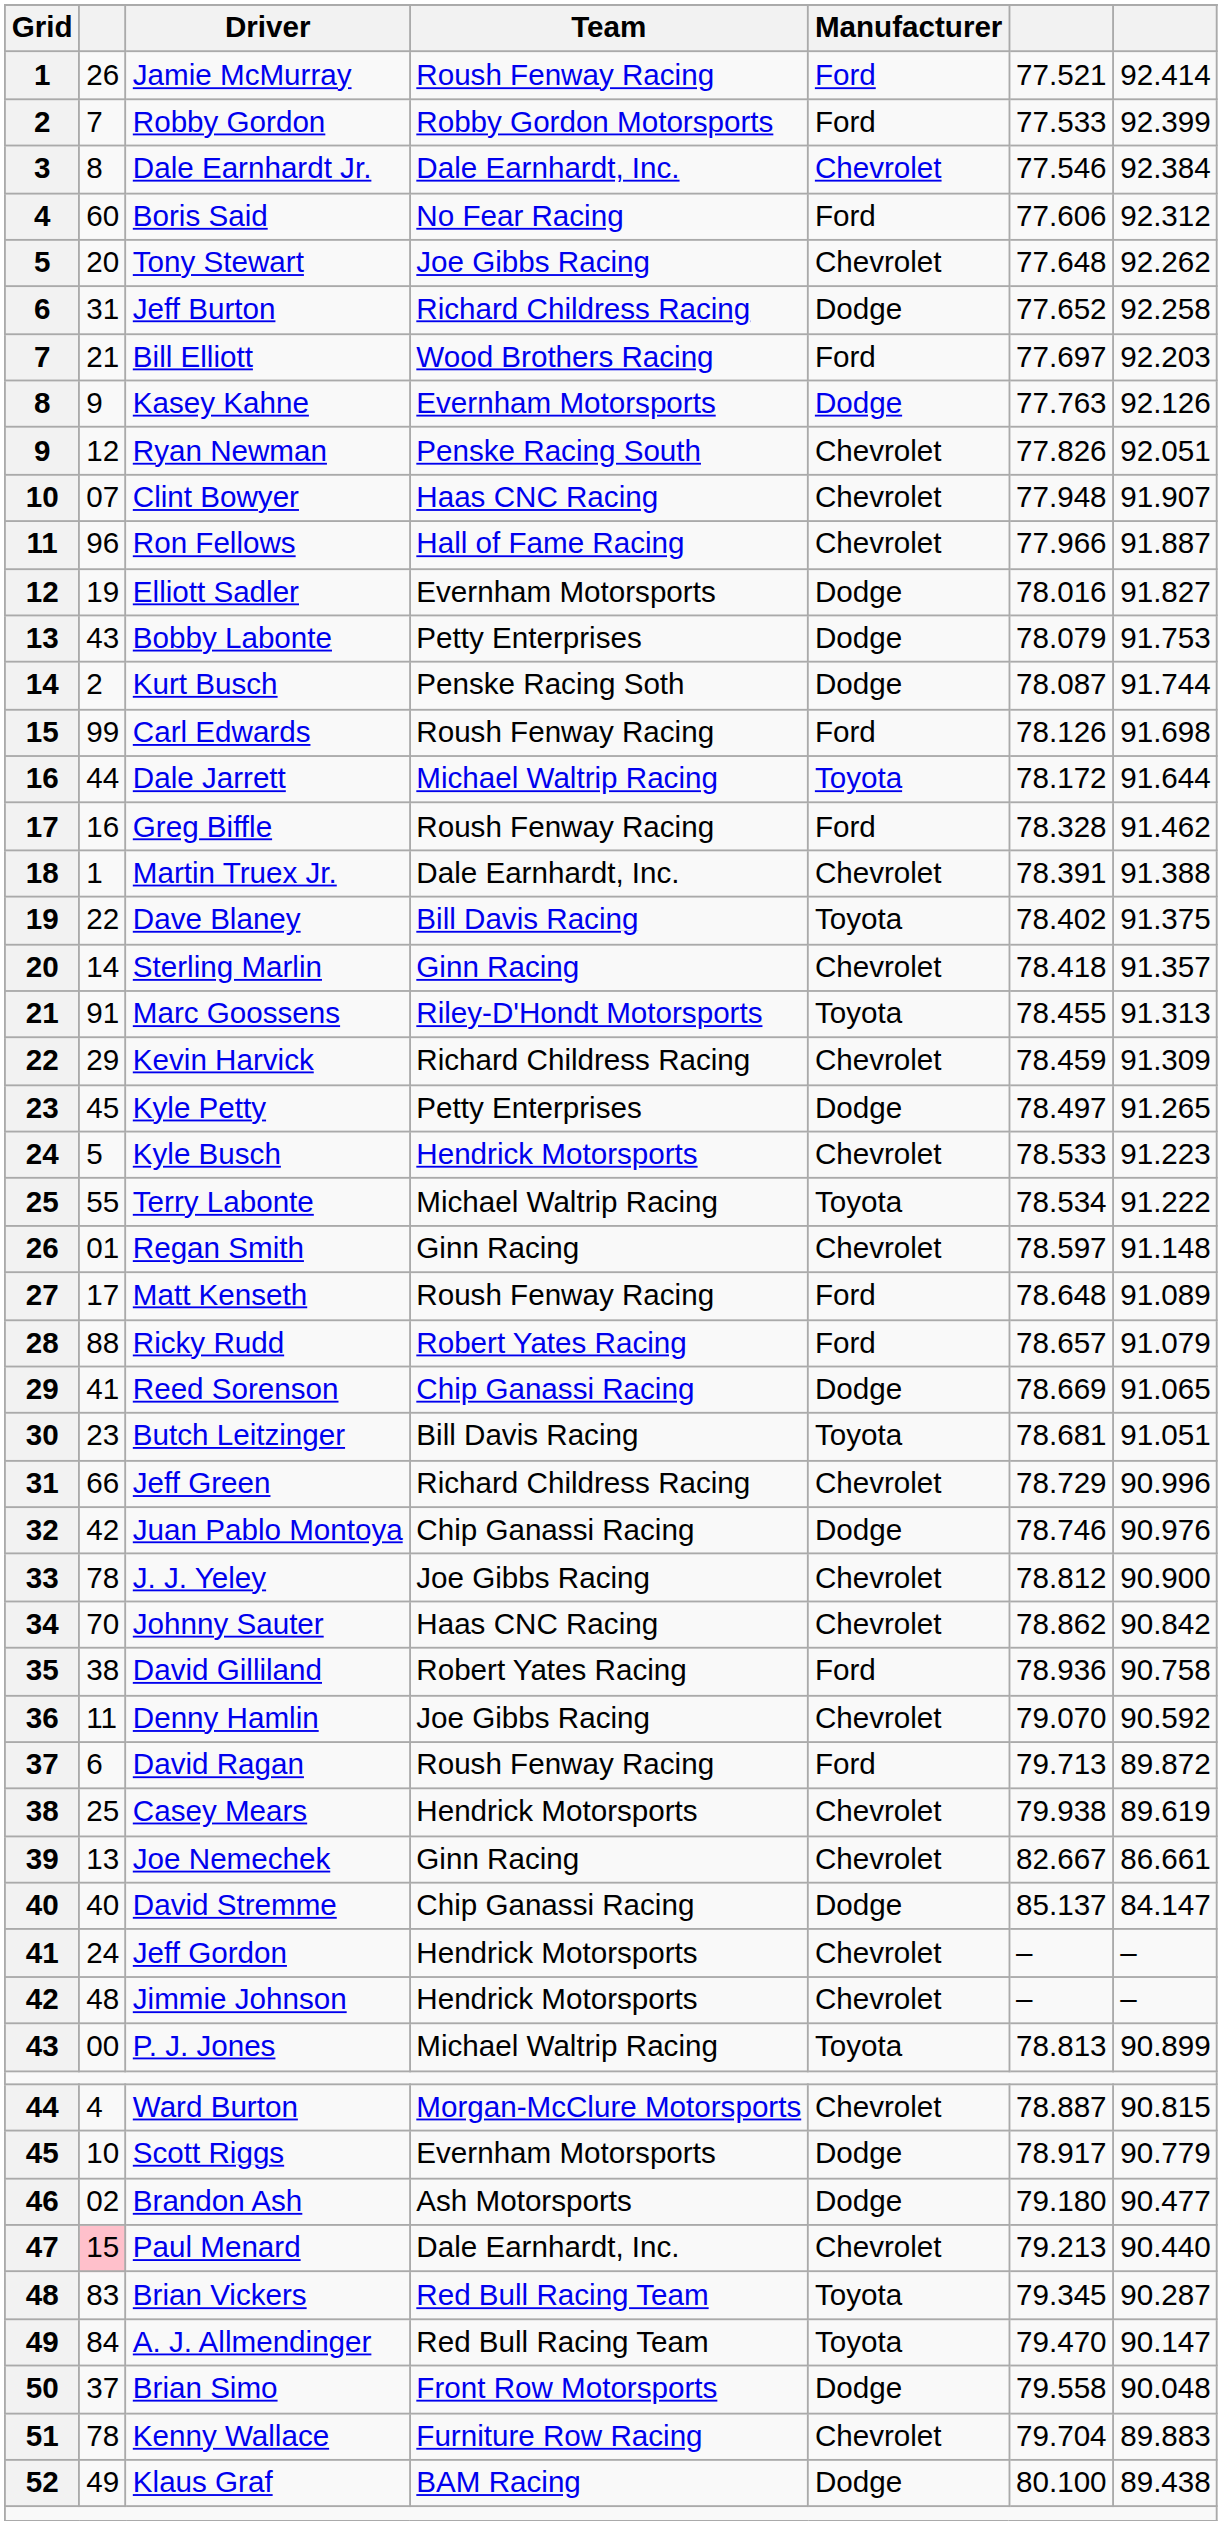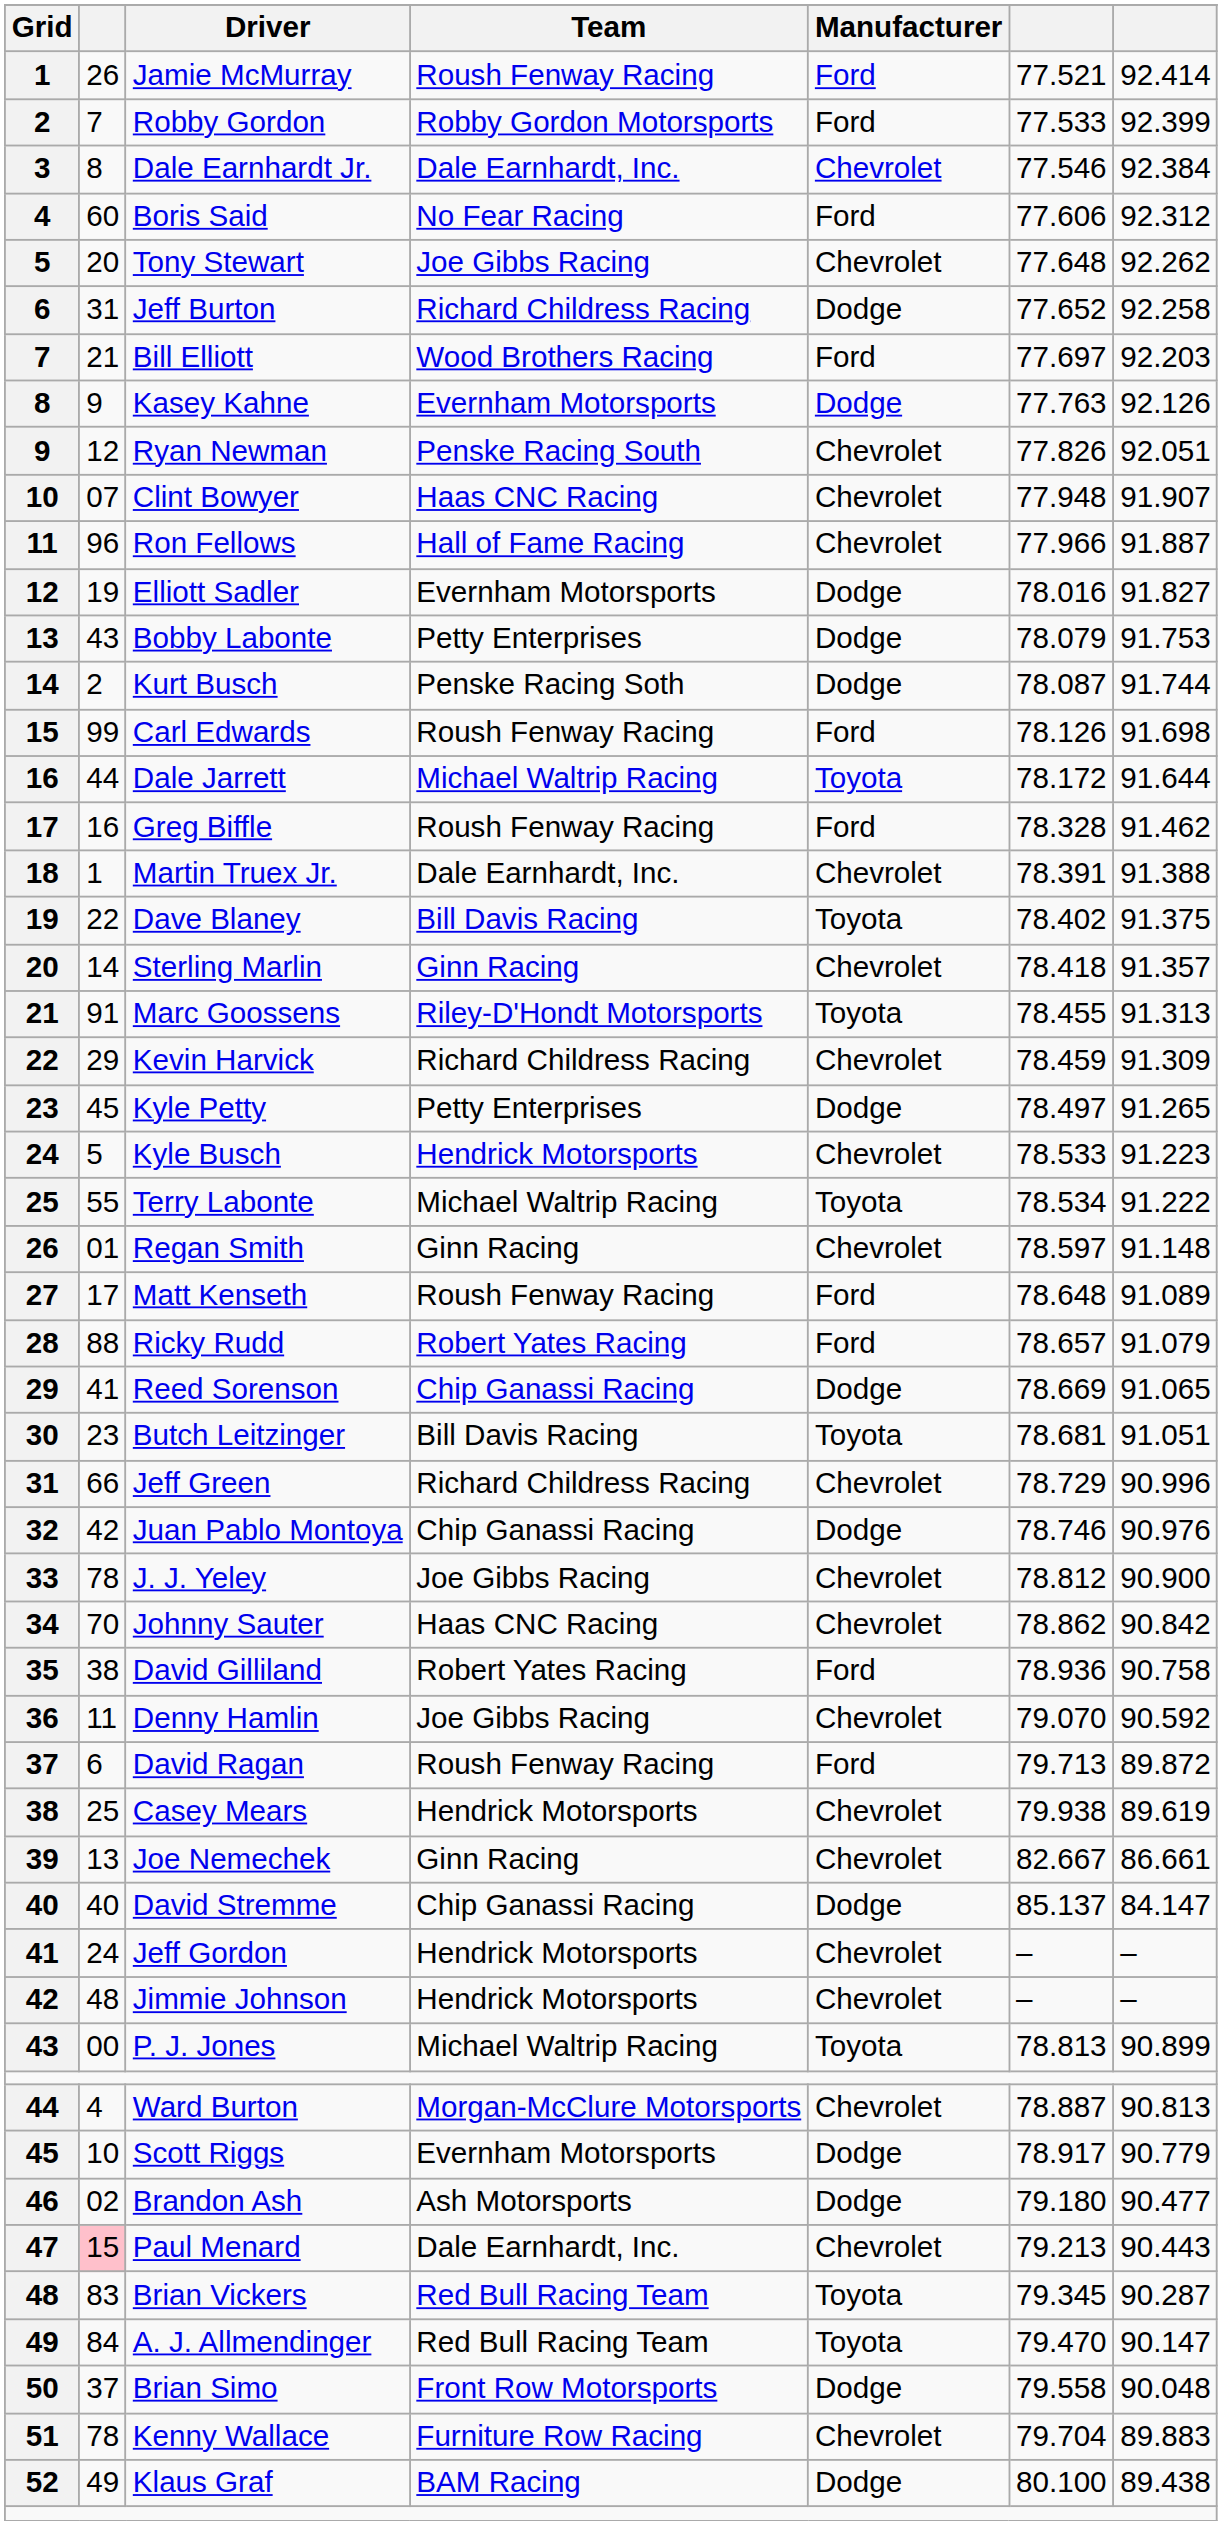(1165, 2107) 90.815 -> (1165, 2107) 90.813
(1165, 2247) 90.440 -> (1165, 2247) 90.443
